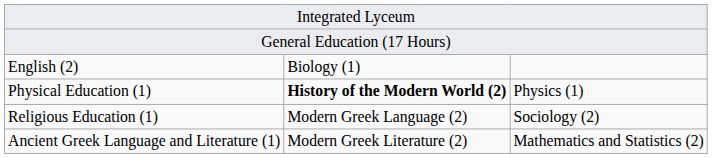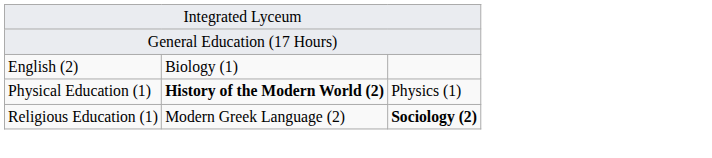(556, 116) normal -> (434, 116) bold
- row: (144, 141)
